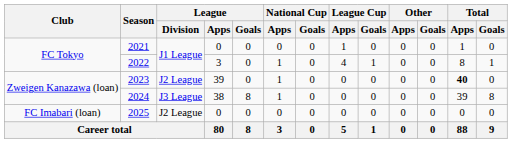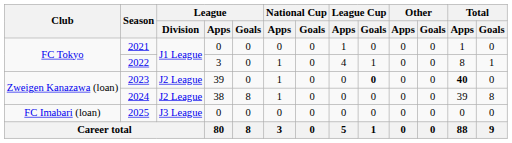(373, 79) normal -> (373, 79) bold
(181, 96) J3 League -> (181, 96) J2 League
(181, 113) J2 League -> (181, 113) J3 League
